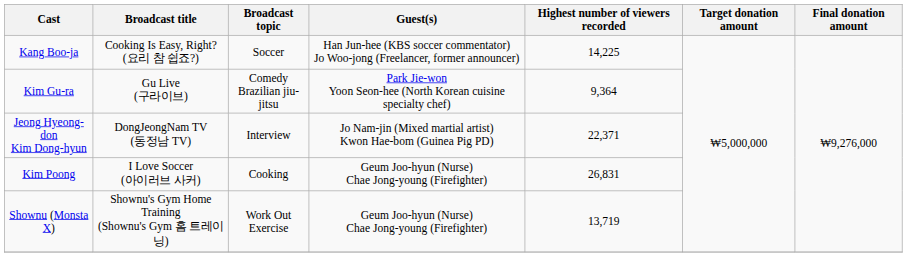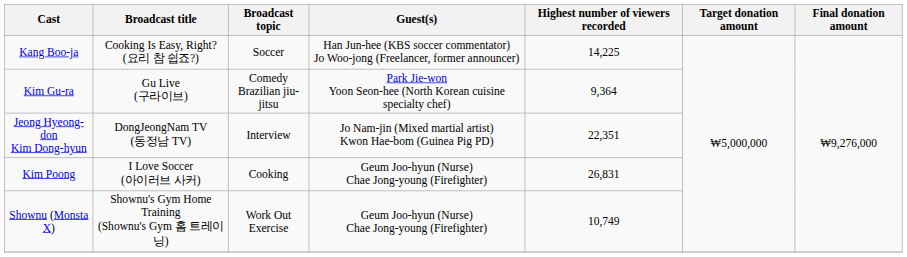(604, 135) 22,371 -> (604, 135) 22,351
(604, 221) 13,719 -> (604, 221) 10,749
